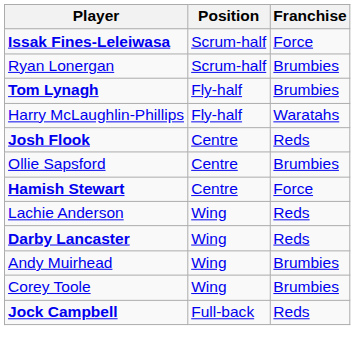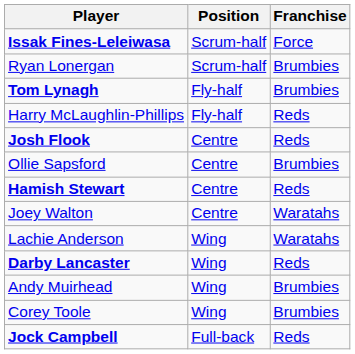(306, 115) Waratahs -> (291, 115) Reds
(293, 189) Force -> (291, 189) Reds
+ row: (50, 213)
(291, 213) Reds -> (306, 238) Waratahs
